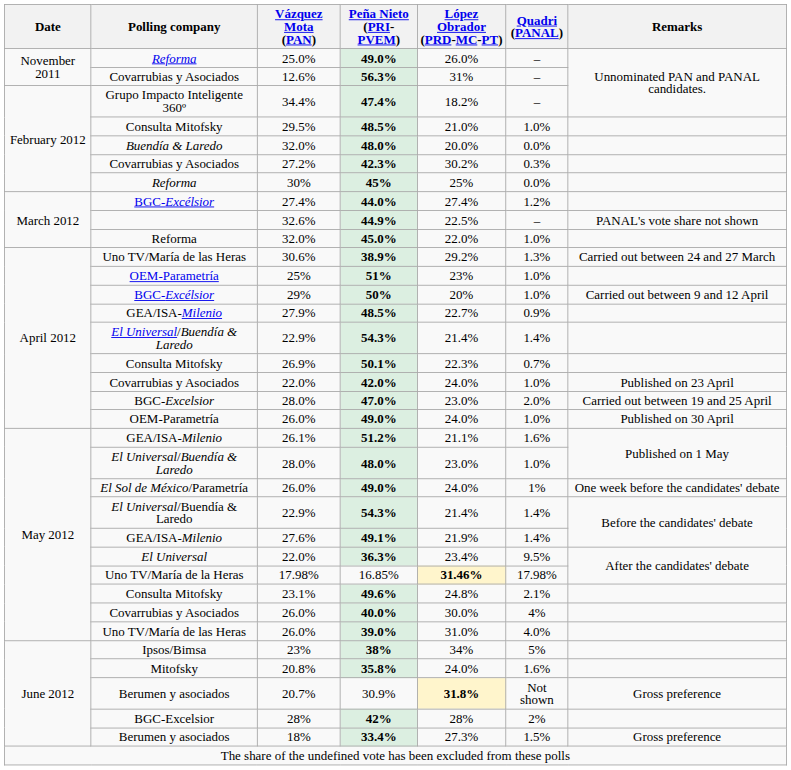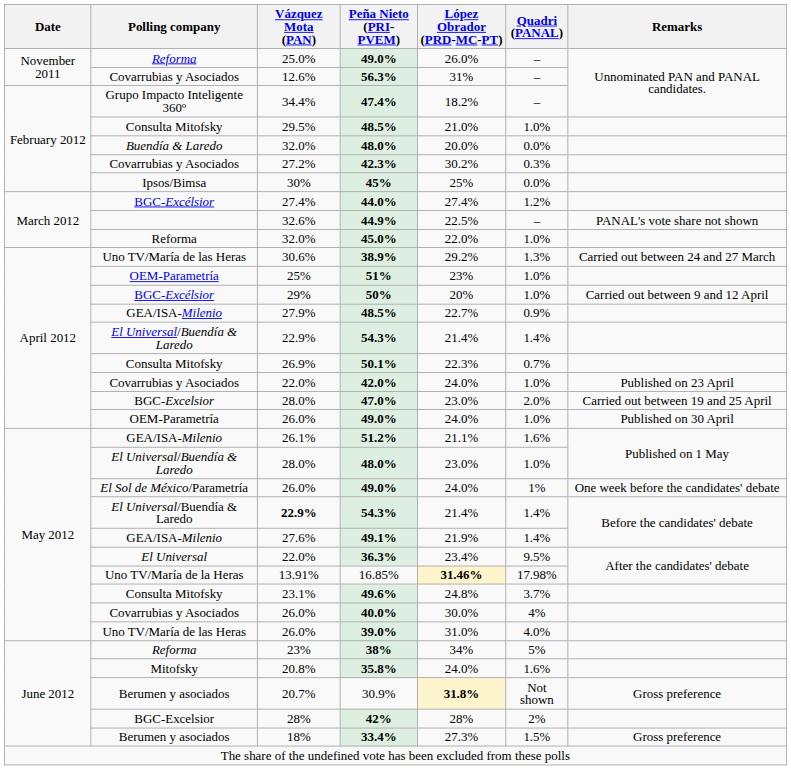(174, 183) Reforma -> (174, 183) Ipsos/Bimsa
(299, 513) normal -> (299, 513) bold
(299, 575) 17.98% -> (299, 575) 13.91%
(537, 594) 2.1% -> (537, 594) 3.7%
(174, 650) Ipsos/Bimsa -> (174, 650) Reforma
